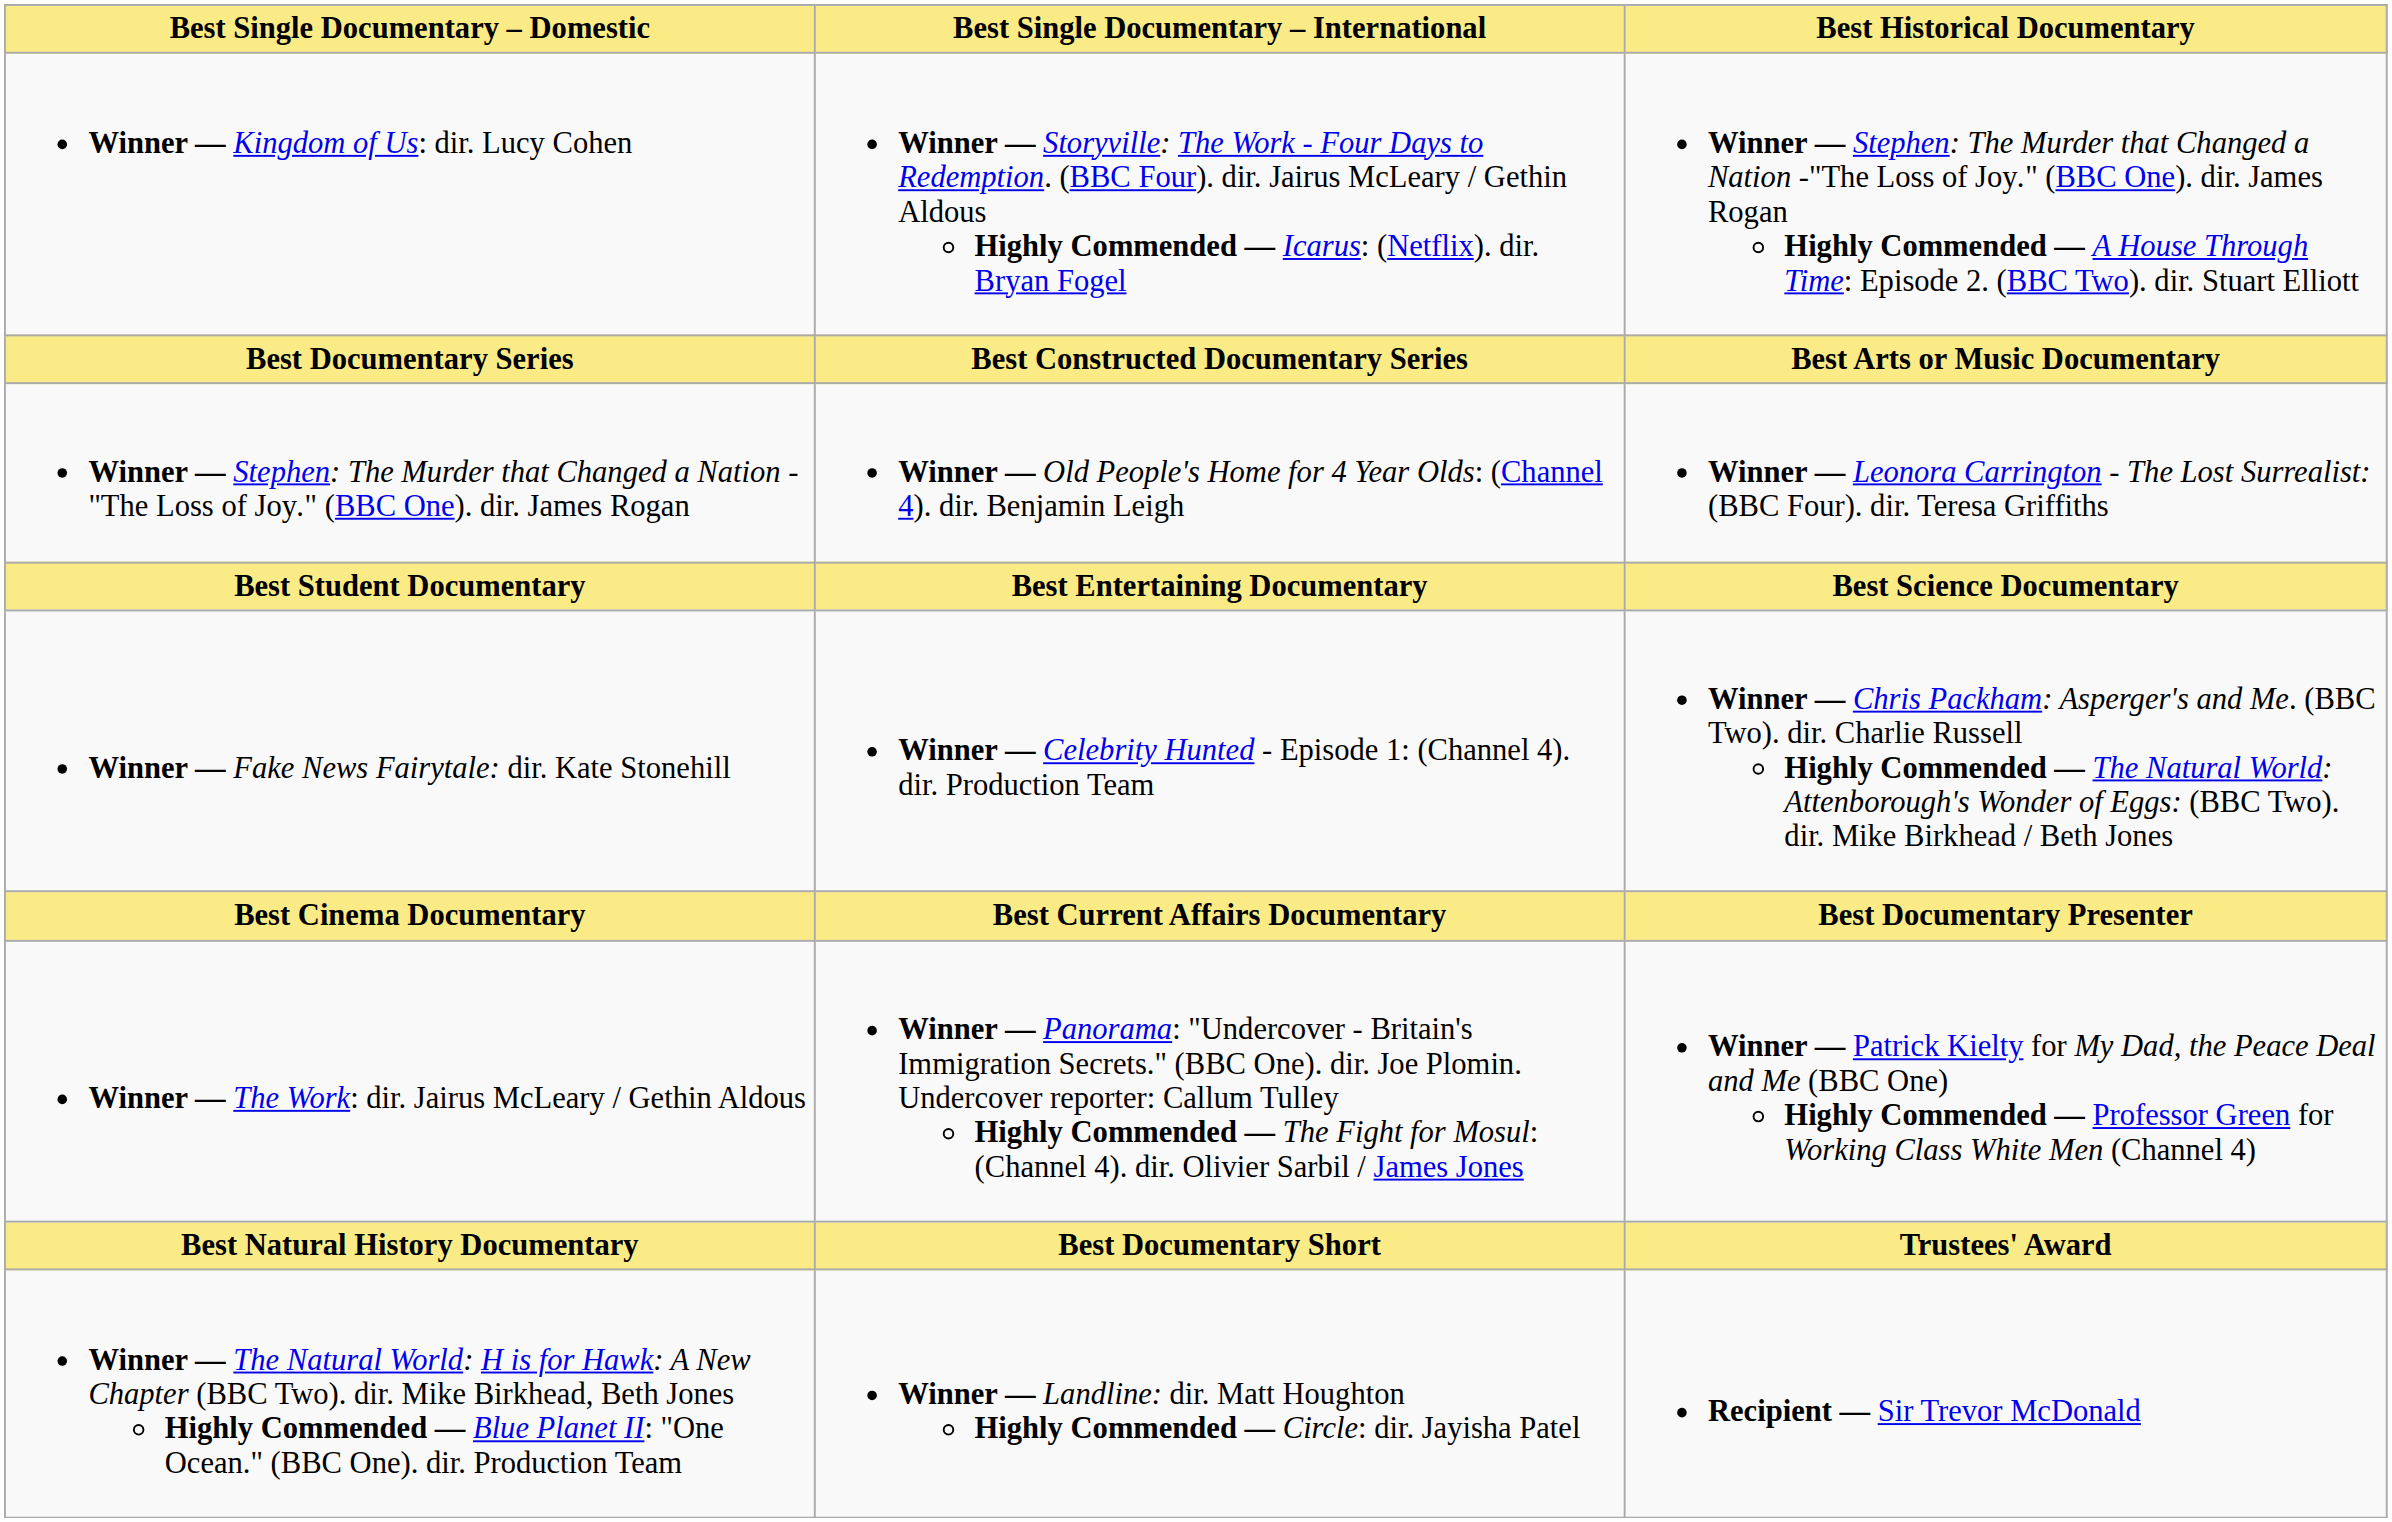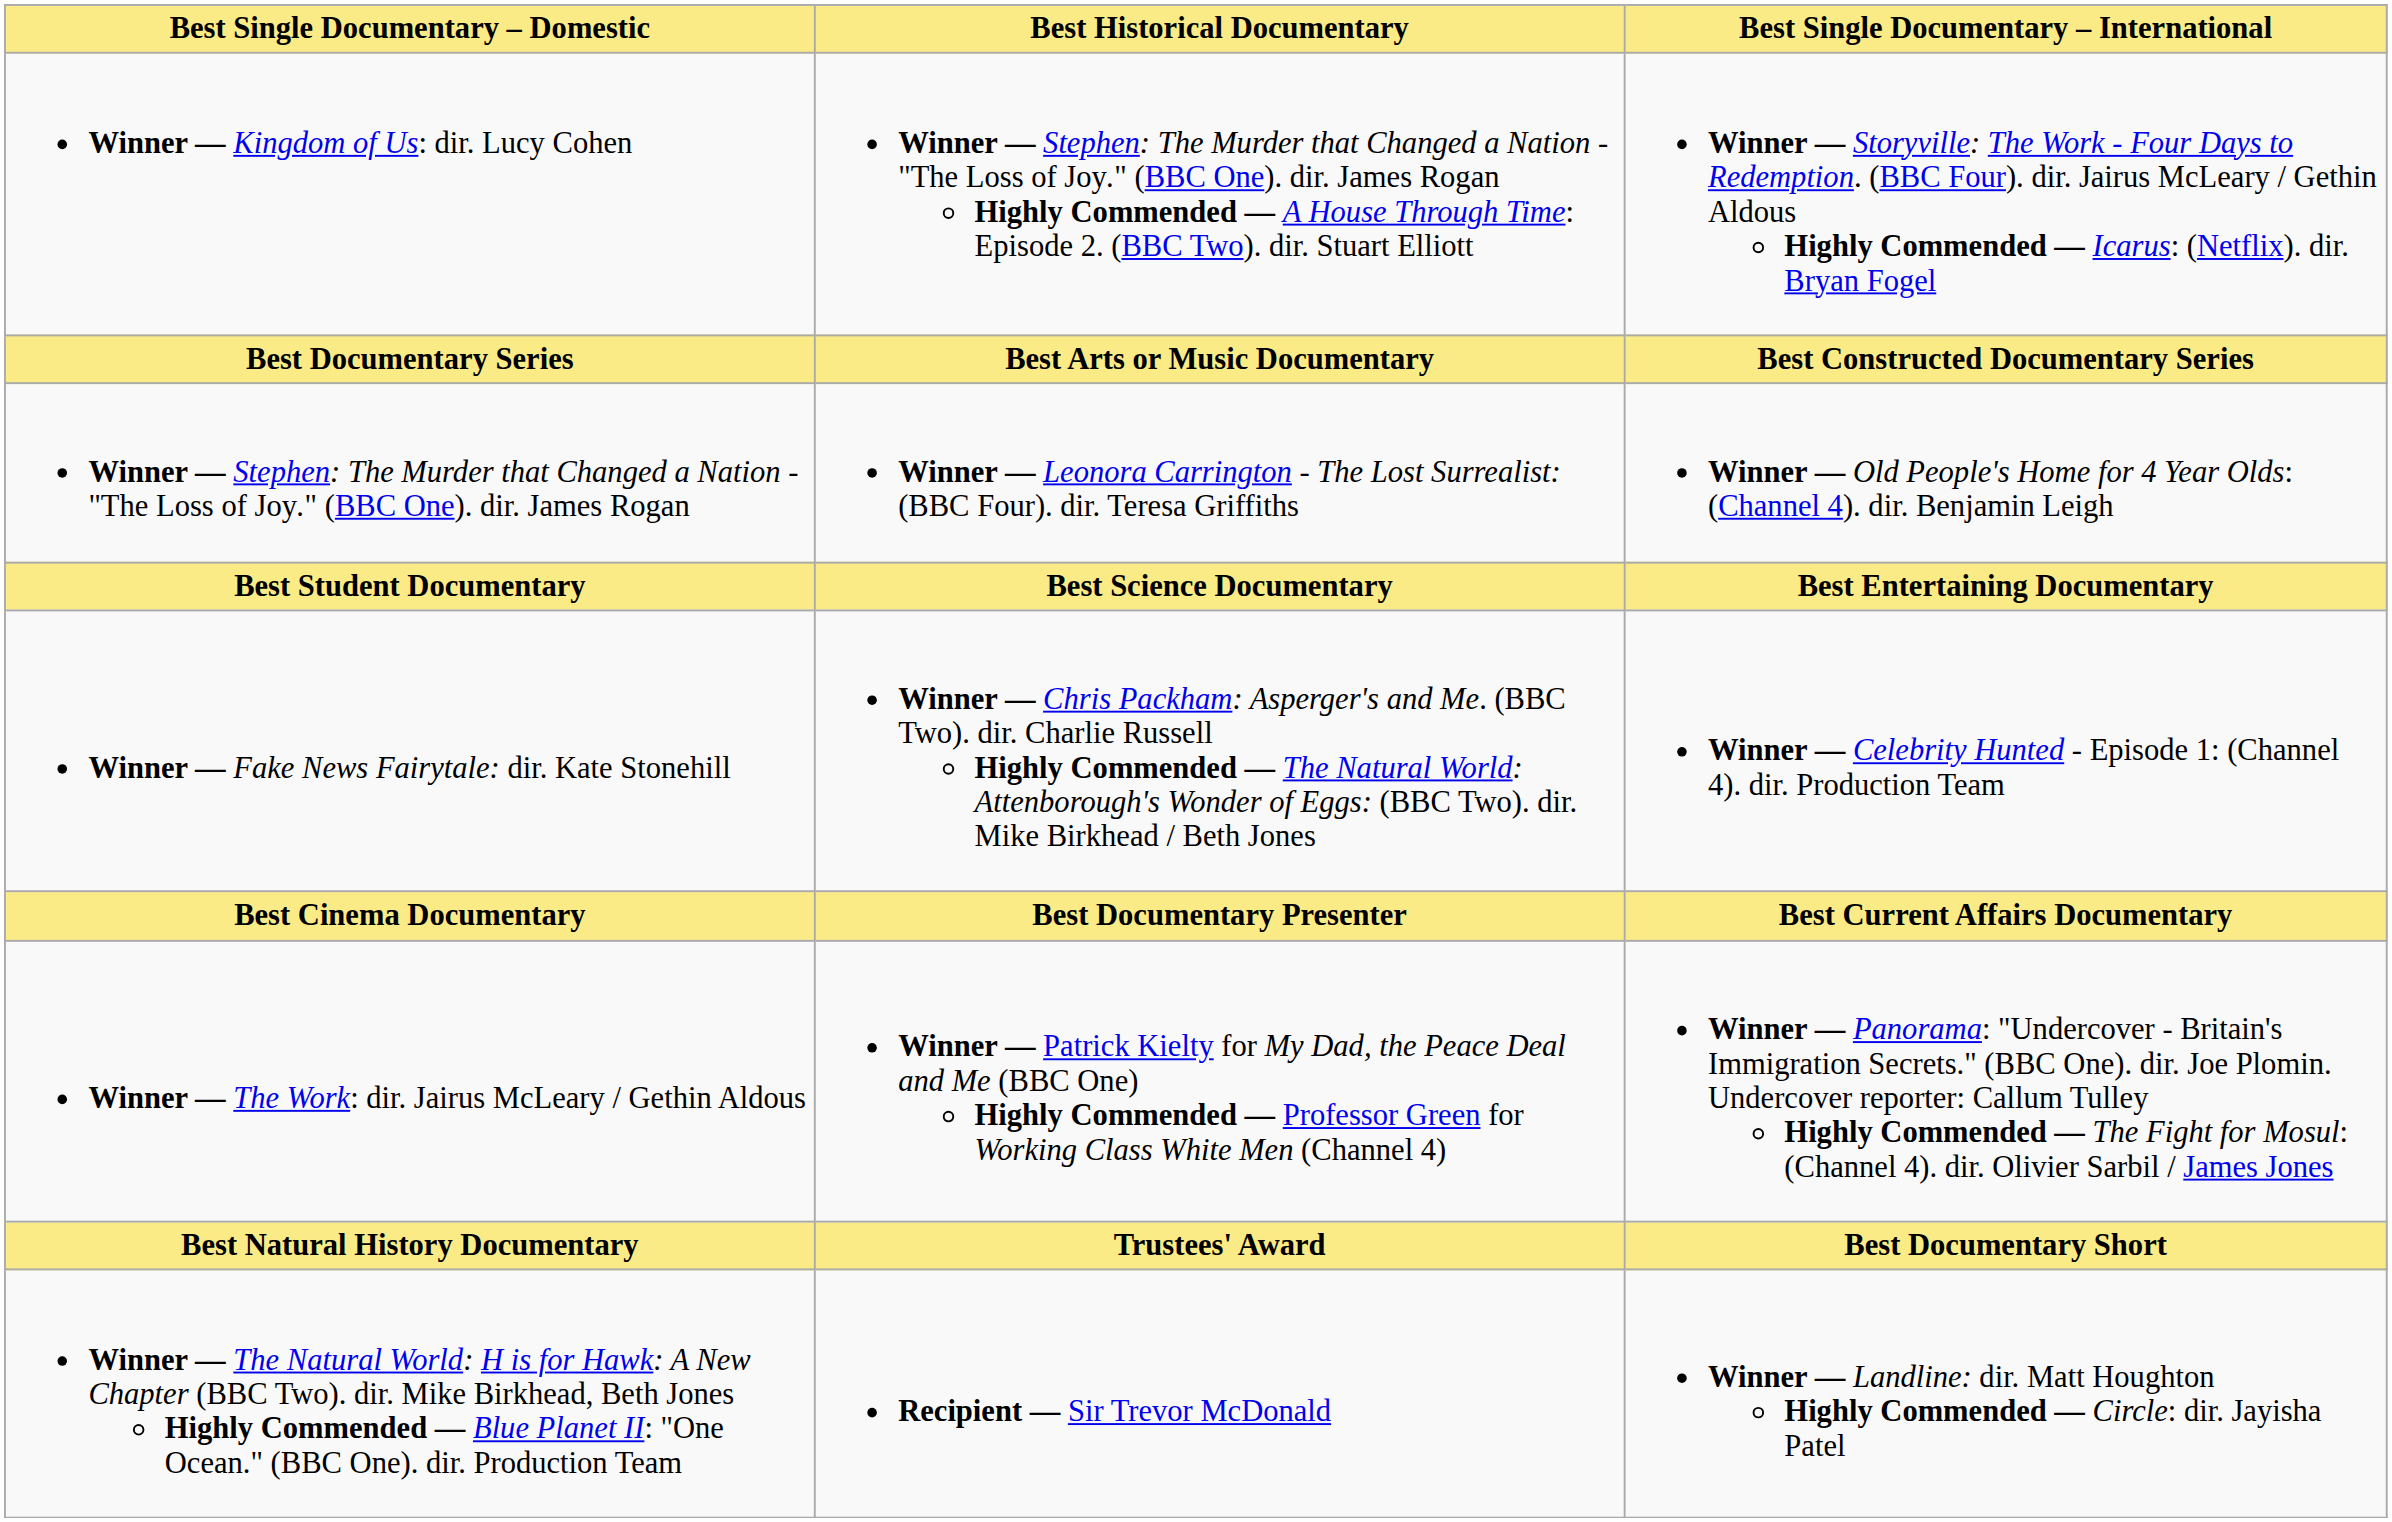columns swapped: (1220, 28) <-> (2006, 28)
